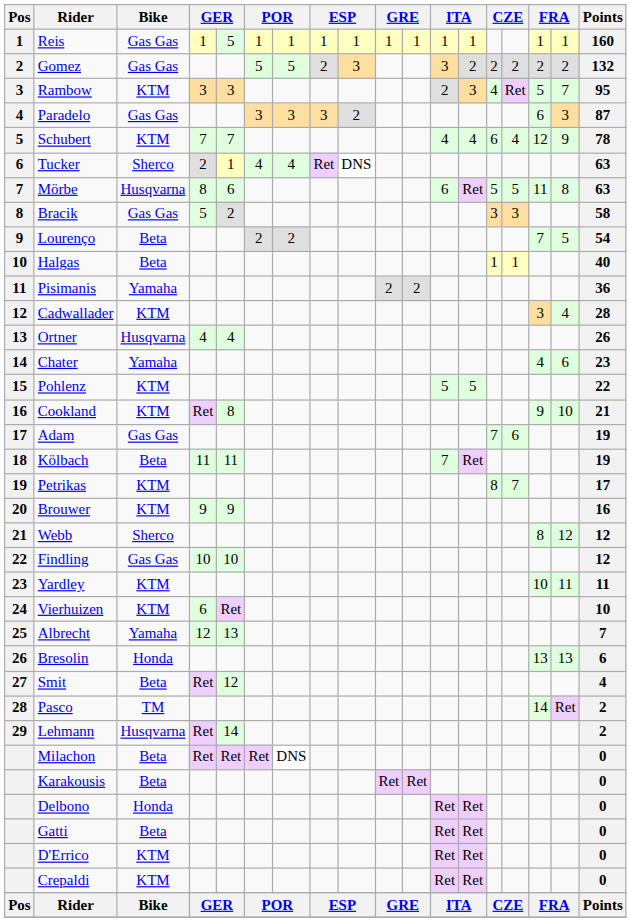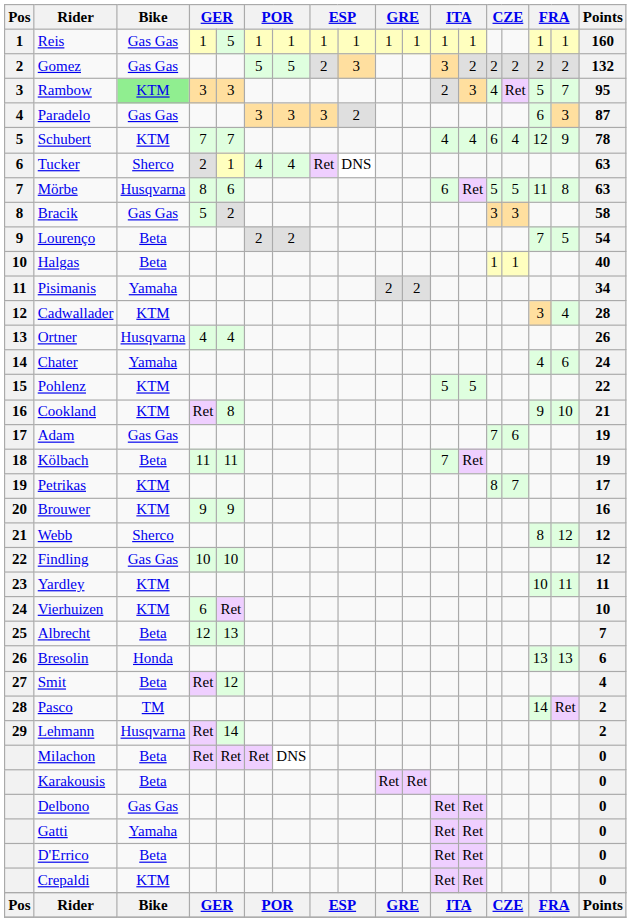(153, 90) no background -> (153, 90) lightgreen background
(603, 288) 36 -> (603, 288) 34
(603, 362) 23 -> (603, 362) 24
(153, 633) Yamaha -> (153, 633) Beta
(153, 806) Honda -> (153, 806) Gas Gas
(153, 831) Beta -> (153, 831) Yamaha
(153, 855) KTM -> (153, 855) Beta
